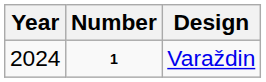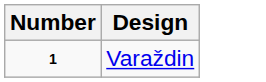- column: (35, 22)
